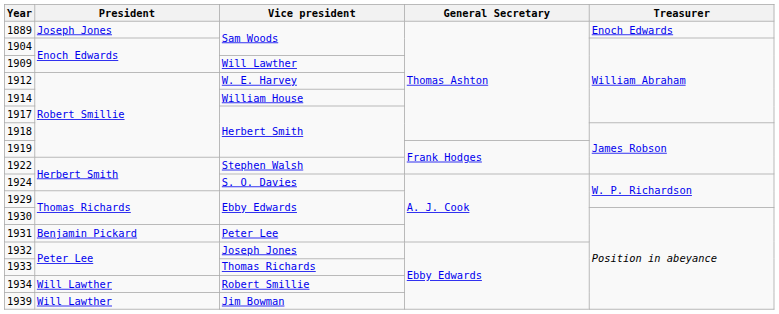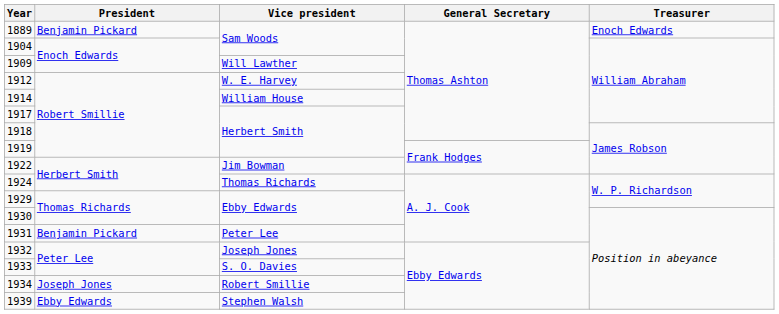(74, 30) Joseph Jones -> (87, 30) Benjamin Pickard
(263, 165) Stephen Walsh -> (253, 165) Jim Bowman
(259, 182) S. O. Davies -> (269, 182) Thomas Richards
(269, 267) Thomas Richards -> (259, 267) S. O. Davies
(74, 284) Will Lawther -> (74, 284) Joseph Jones
(74, 301) Will Lawther -> (74, 301) Ebby Edwards
(253, 301) Jim Bowman -> (263, 301) Stephen Walsh
